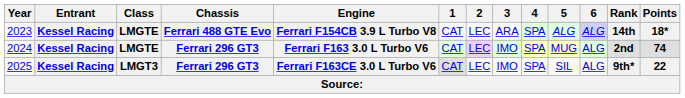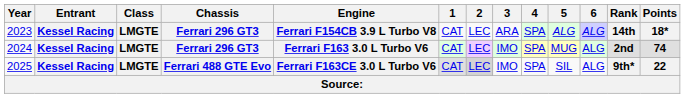(217, 31) Ferrari 488 GTE Evo -> (217, 31) Ferrari 296 GT3
(139, 67) LMGT3 -> (139, 67) LMGTE
(217, 67) Ferrari 296 GT3 -> (217, 67) Ferrari 488 GTE Evo
(479, 67) no background -> (479, 67) lightgrey background
